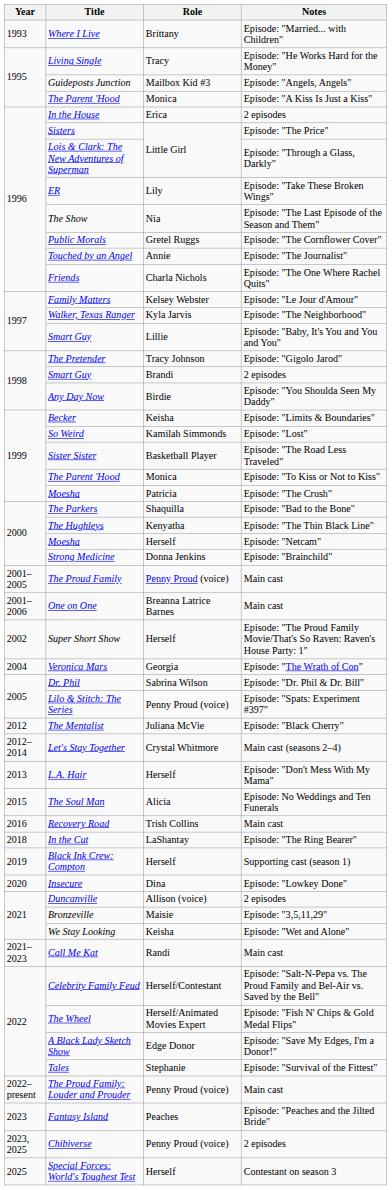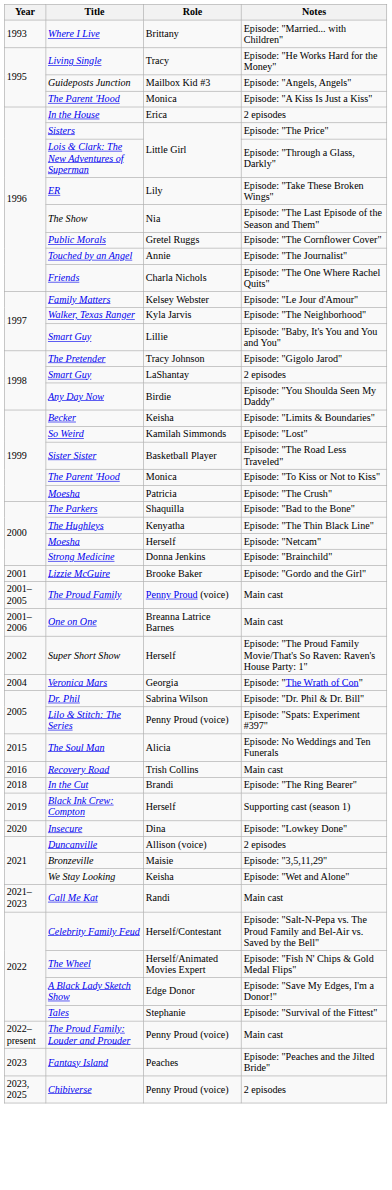(160, 374) Brandi -> (167, 374) LaShantay
+ row: (79, 573)
- row: (76, 726)
- row: (86, 747)
- row: (67, 775)
(167, 840) LaShantay -> (160, 785) Brandi
- row: (92, 1171)
